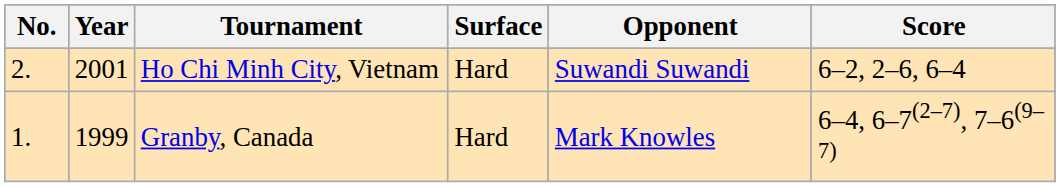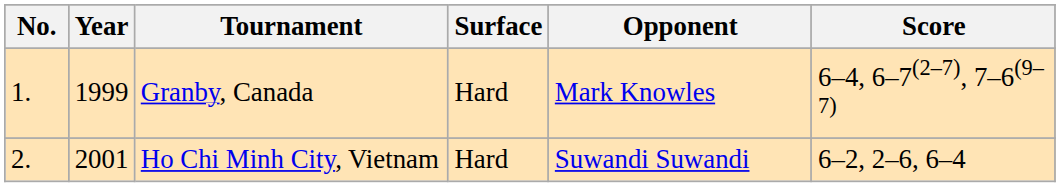rows swapped: (227, 135) <-> (290, 69)
